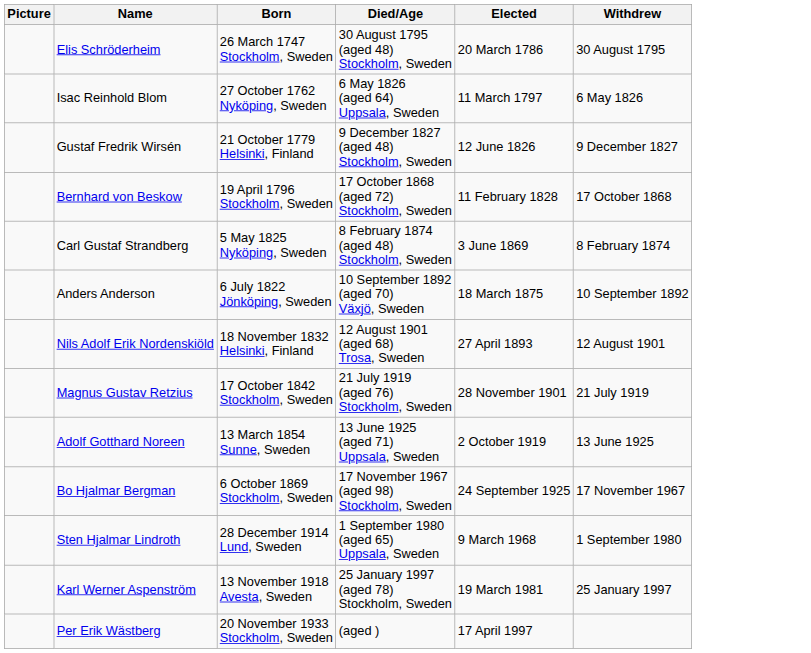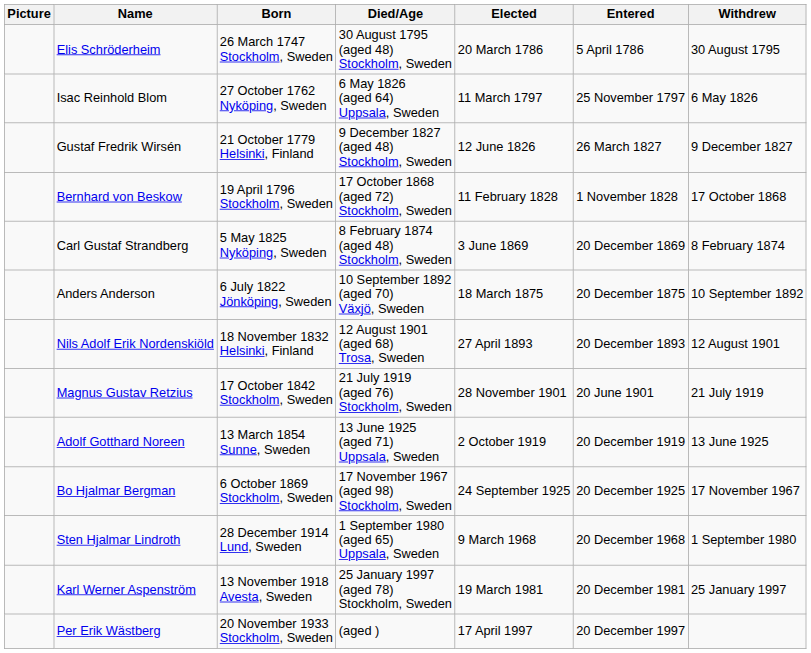+ column: (631, 14)
